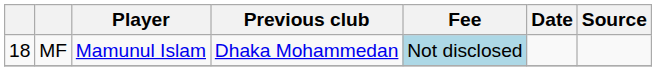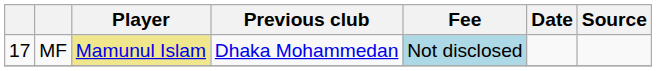(20, 50) 18 -> (20, 50) 17
(141, 50) no background -> (141, 50) khaki background
